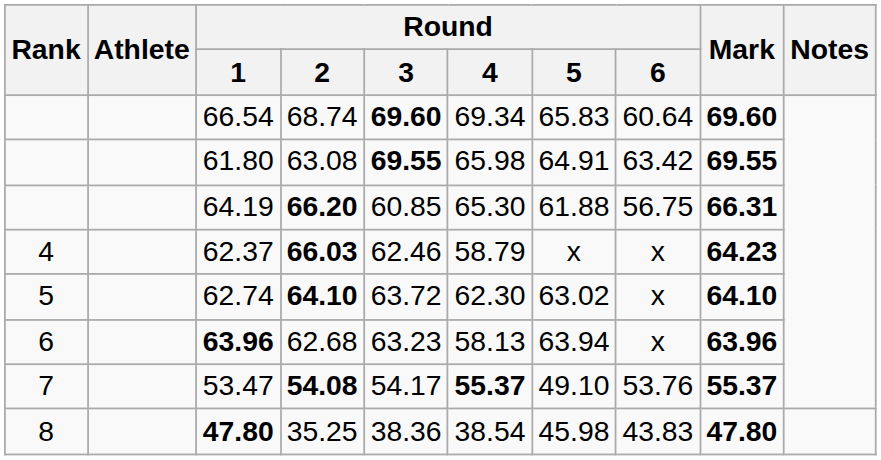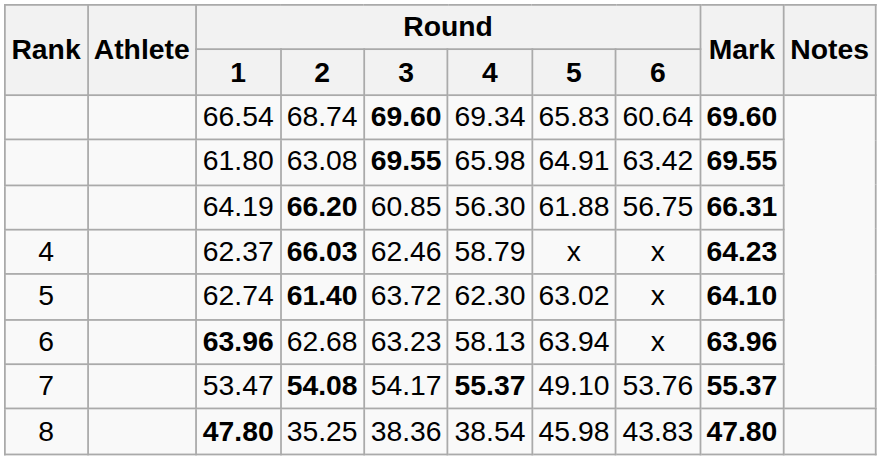(490, 206) 65.30 -> (490, 206) 56.30
(322, 296) 64.10 -> (322, 296) 61.40
